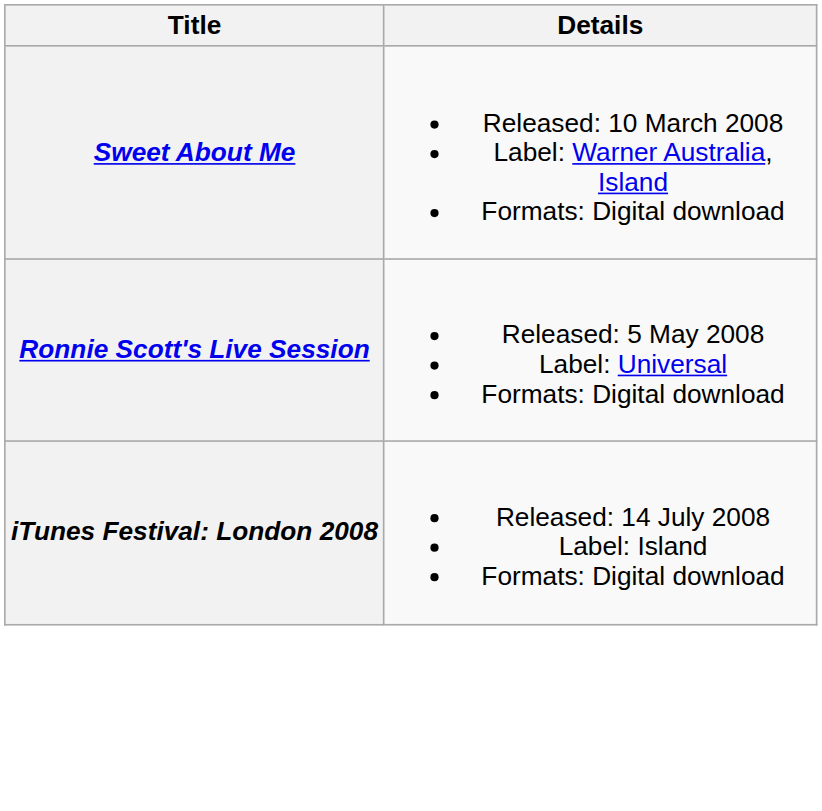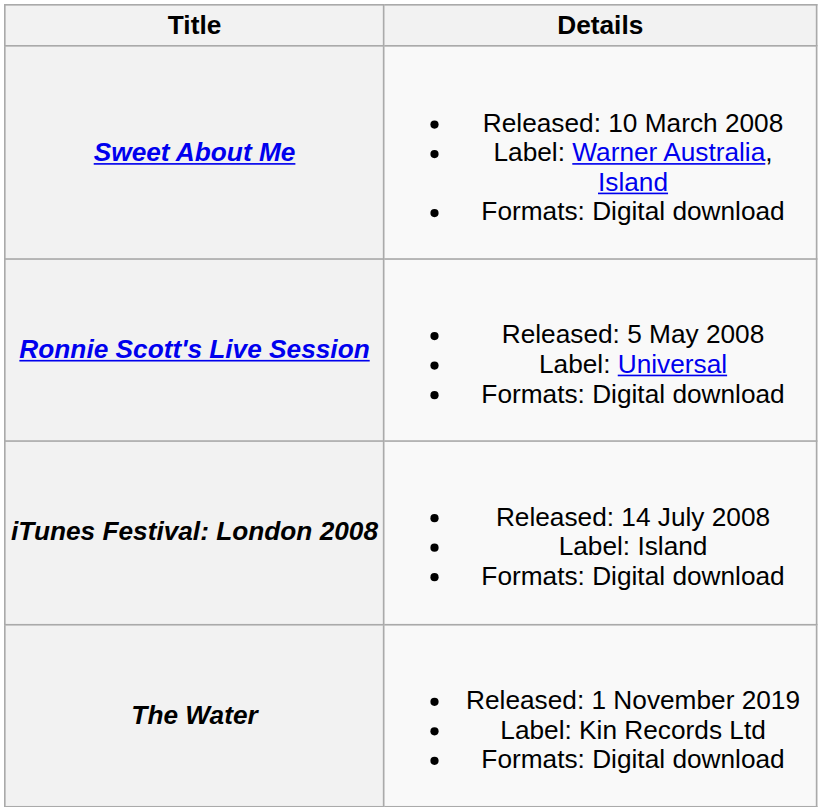+ row: (195, 714)
